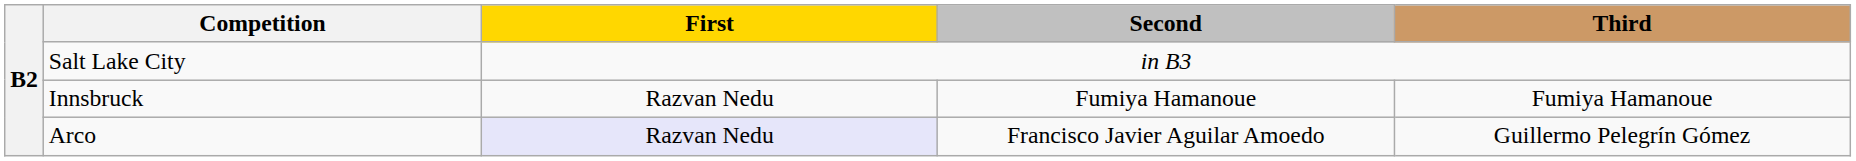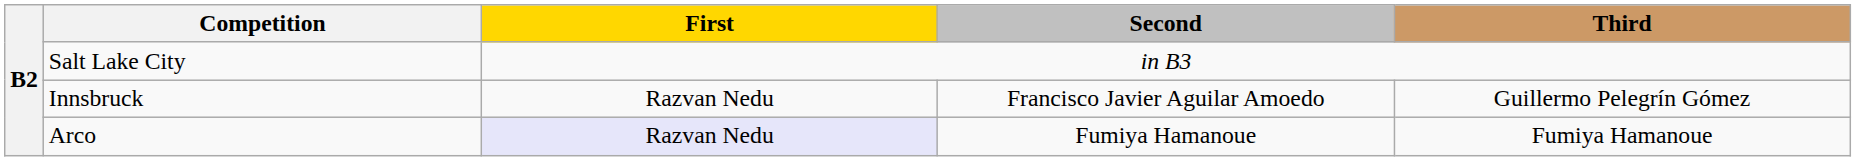(1166, 98) Fumiya Hamanoue -> (1166, 98) Francisco Javier Aguilar Amoedo
(1622, 98) Fumiya Hamanoue -> (1622, 98) Guillermo Pelegrín Gómez
(1166, 135) Francisco Javier Aguilar Amoedo -> (1166, 135) Fumiya Hamanoue
(1622, 135) Guillermo Pelegrín Gómez -> (1622, 135) Fumiya Hamanoue
